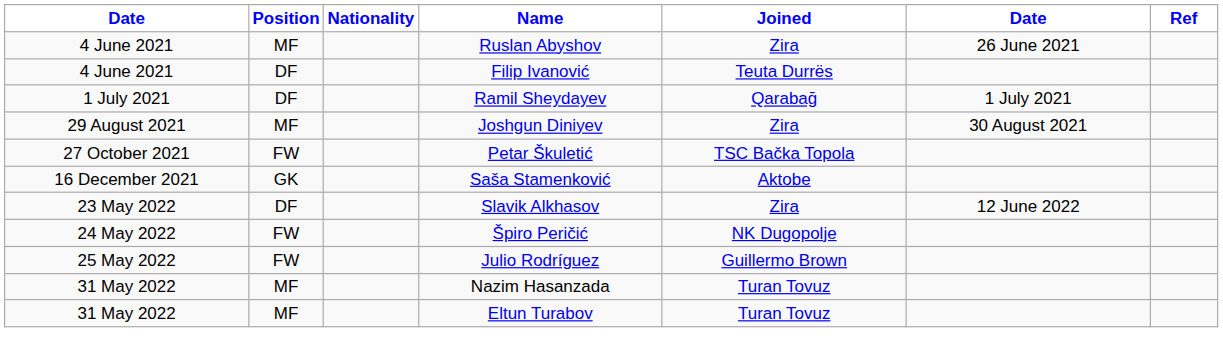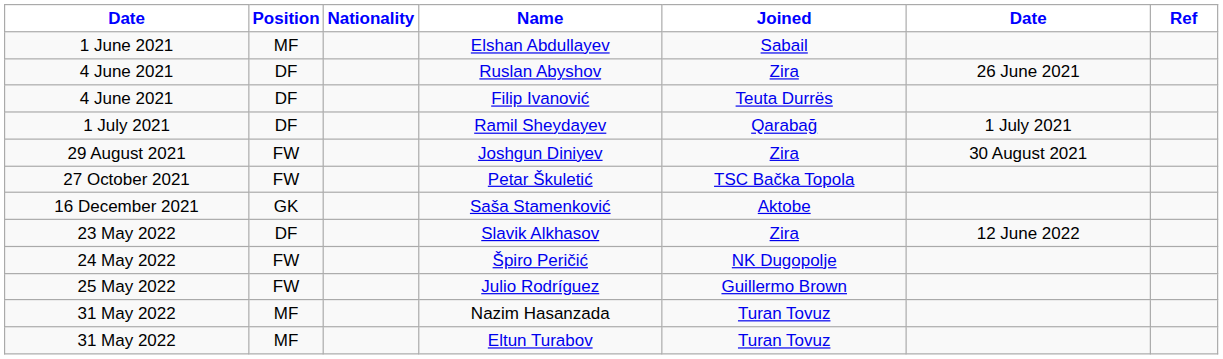+ row: (540, 45)
(286, 45) MF -> (286, 72) DF
(286, 126) MF -> (286, 153) FW
